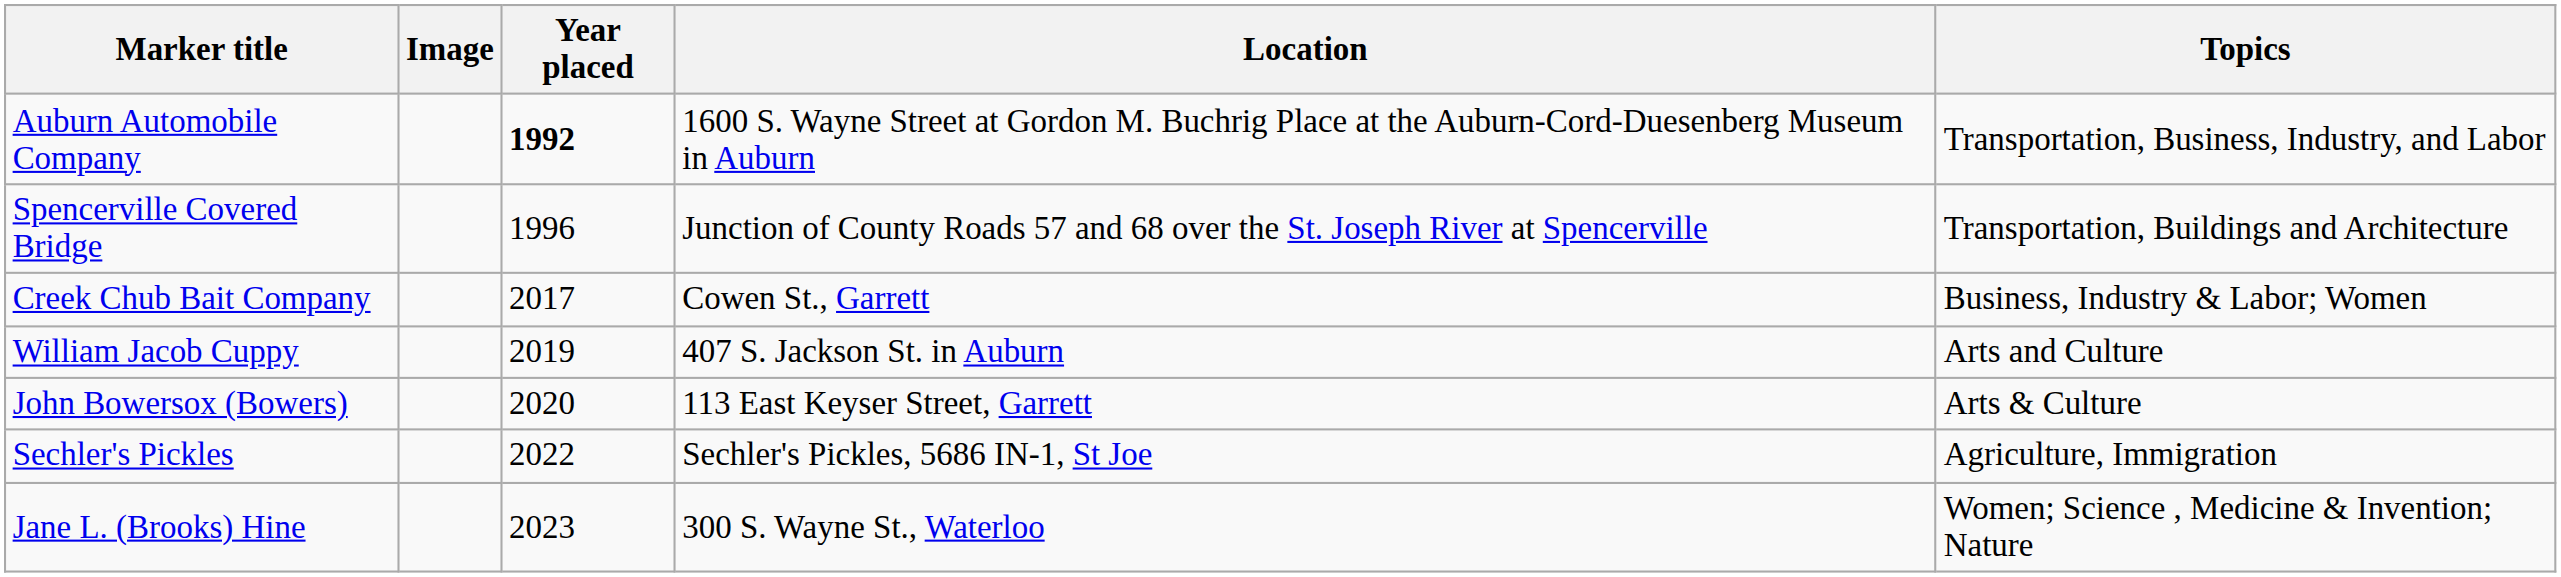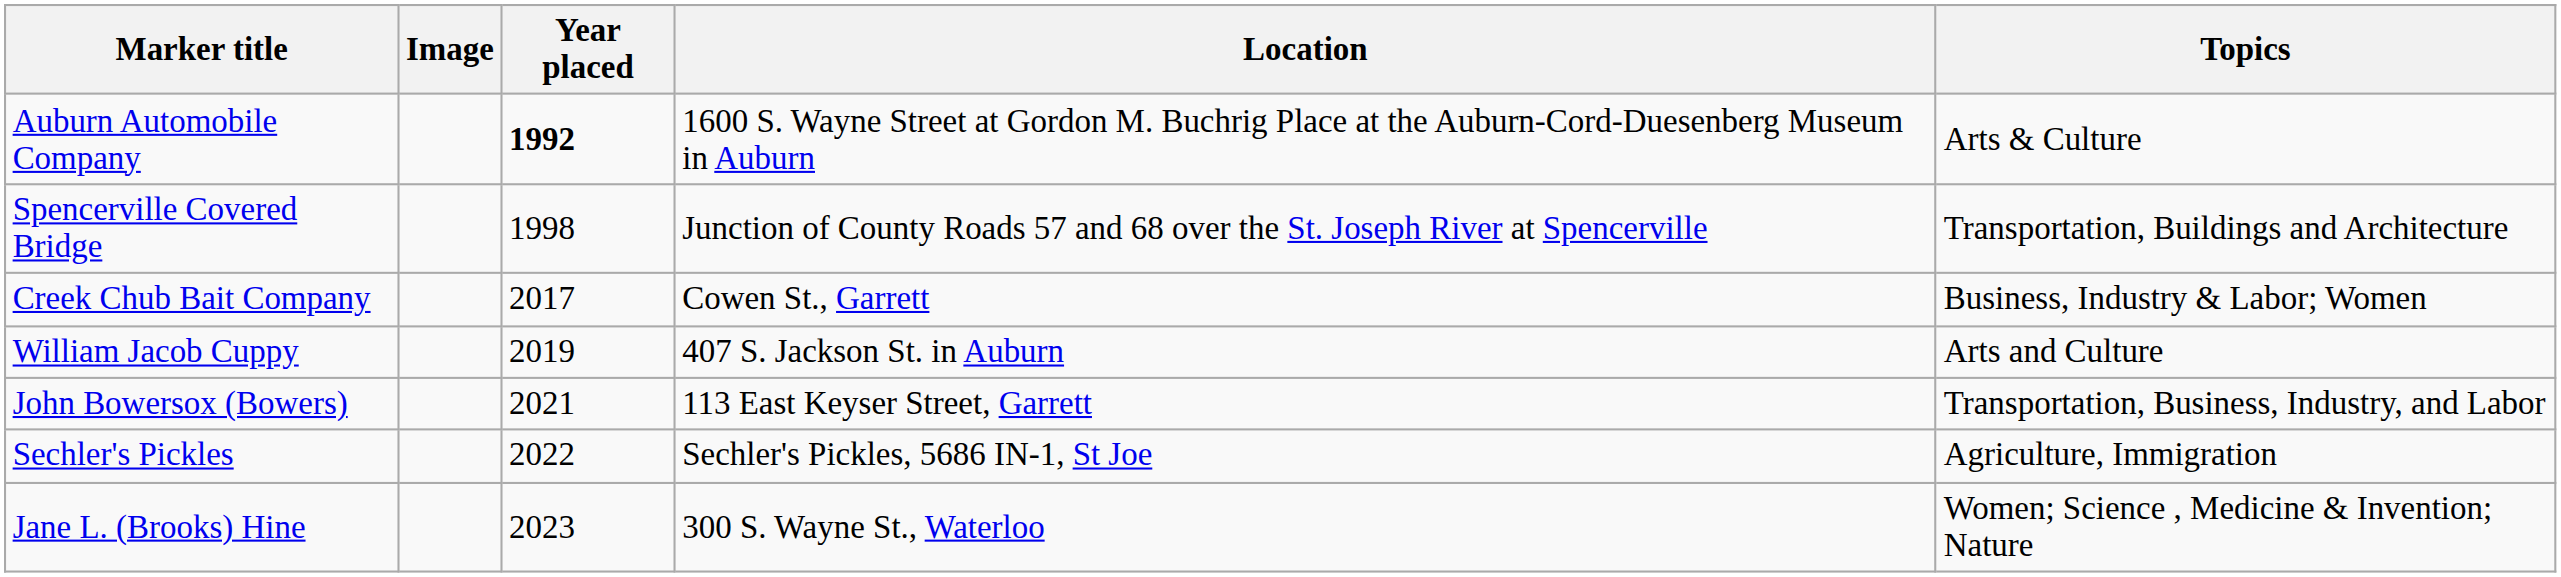(2245, 138) Transportation, Business, Industry, and Labor -> (2043, 138) Arts & Culture
(542, 227) 1996 -> (542, 227) 1998
(542, 403) 2020 -> (542, 403) 2021
(2043, 403) Arts & Culture -> (2245, 403) Transportation, Business, Industry, and Labor
